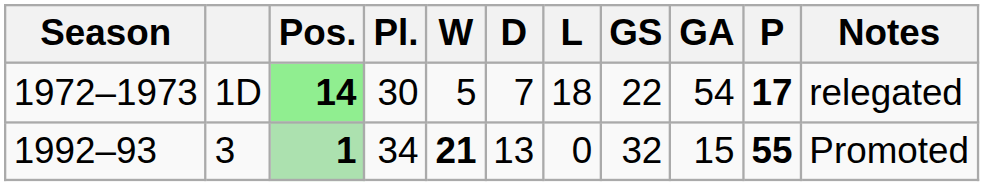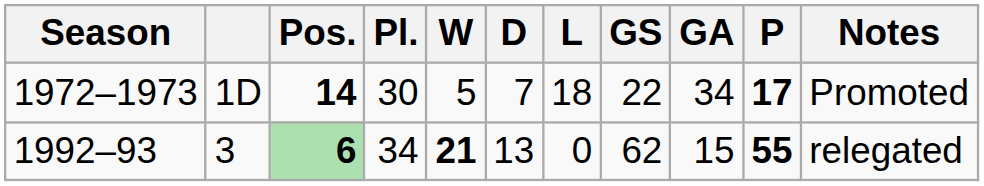(336, 92) lightgreen background -> (336, 92) no background
(714, 92) 54 -> (714, 92) 34
(886, 92) relegated -> (889, 92) Promoted
(346, 150) 1 -> (346, 150) 6
(642, 150) 32 -> (642, 150) 62
(889, 150) Promoted -> (886, 150) relegated
